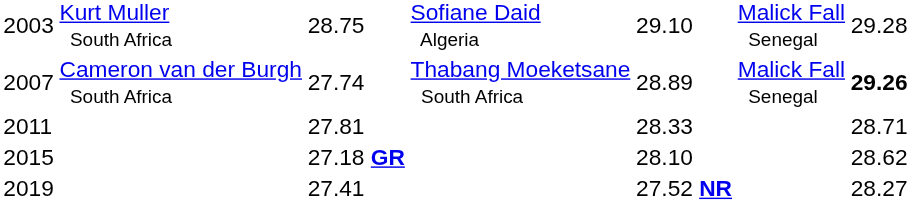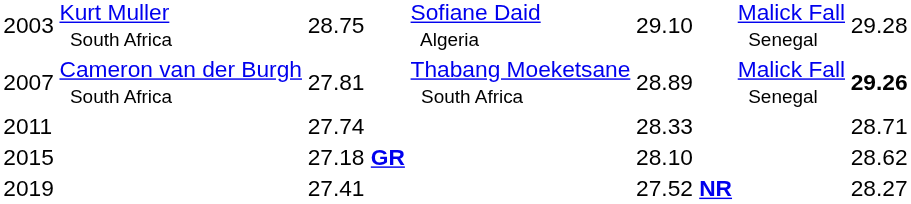(336, 82) 27.74 -> (336, 82) 27.81
(336, 126) 27.81 -> (336, 126) 27.74
